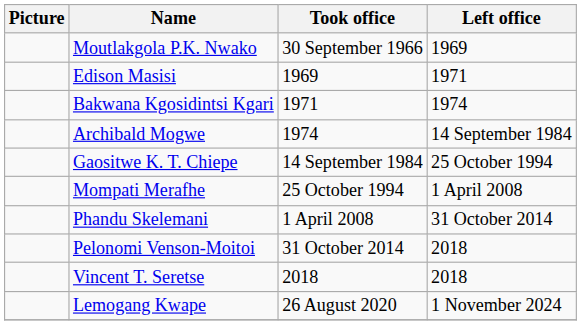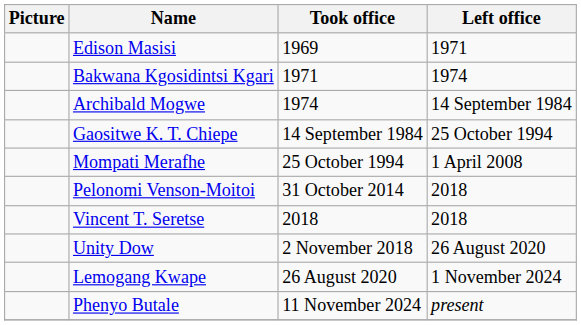- row: (165, 47)
- row: (141, 219)
+ row: (113, 248)
+ row: (126, 305)
